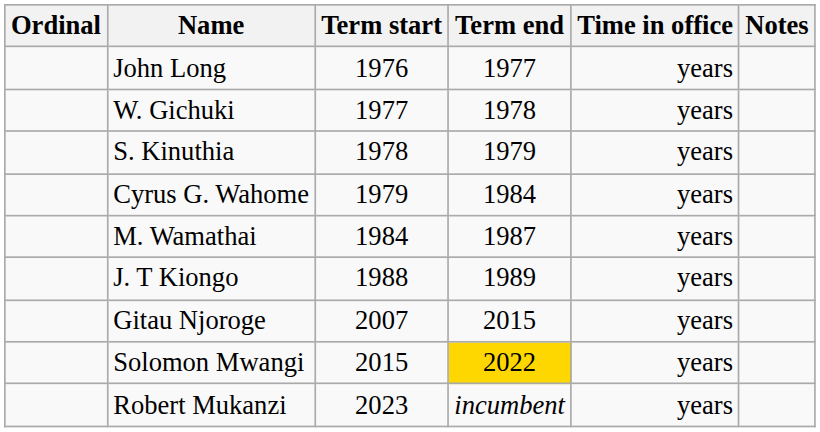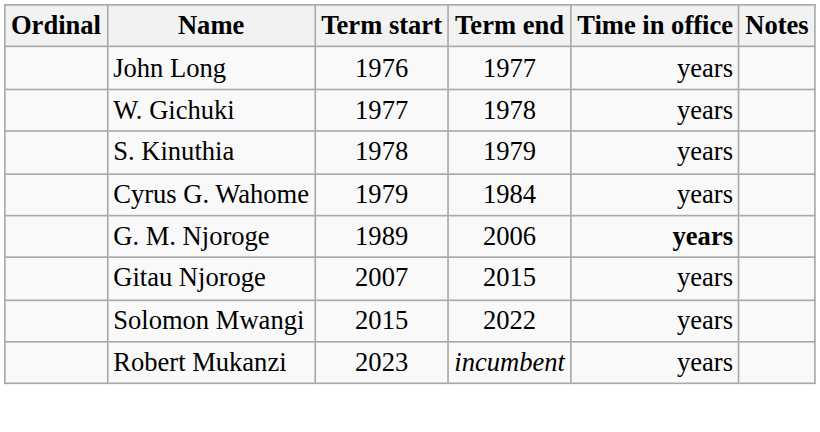- row: (185, 236)
- row: (176, 278)
+ row: (191, 236)
(510, 362) gold background -> (510, 320) no background
